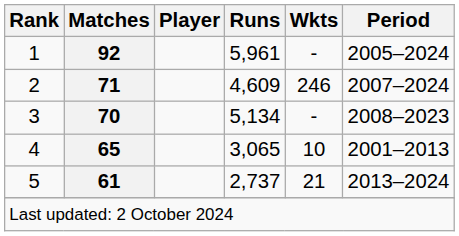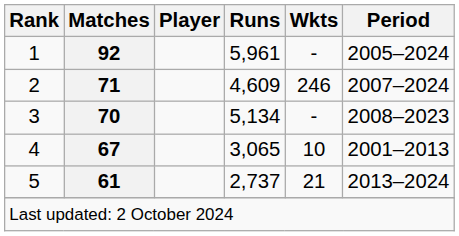(109, 149) 65 -> (109, 149) 67
